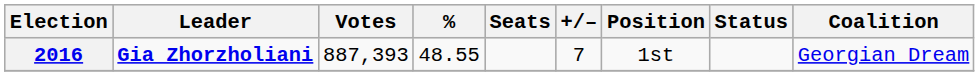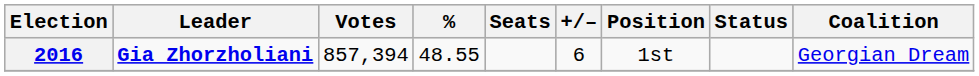(366, 55) 887,393 -> (366, 55) 857,394
(579, 55) 7 -> (579, 55) 6
